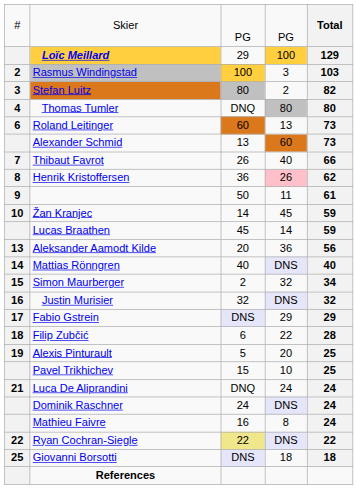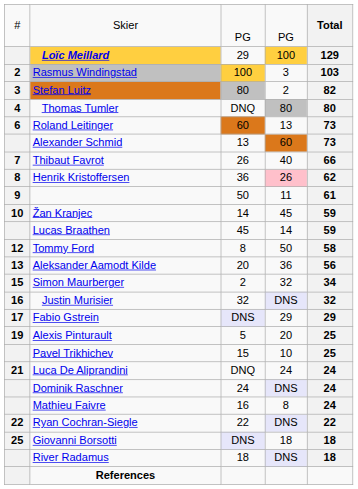+ row: (63, 248)
- row: (76, 265)
- row: (61, 335)
(243, 440) khaki background -> (243, 423) no background
+ row: (71, 458)
